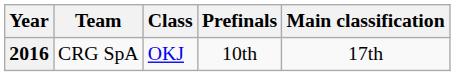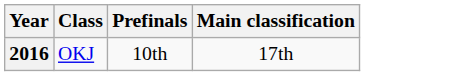- column: (98, 21)
